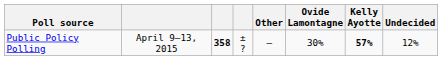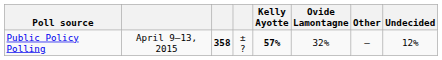columns swapped: (364, 17) <-> (269, 23)
(315, 43) 30% -> (321, 43) 32%
